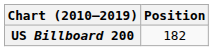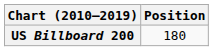(175, 36) 182 -> (175, 36) 180
